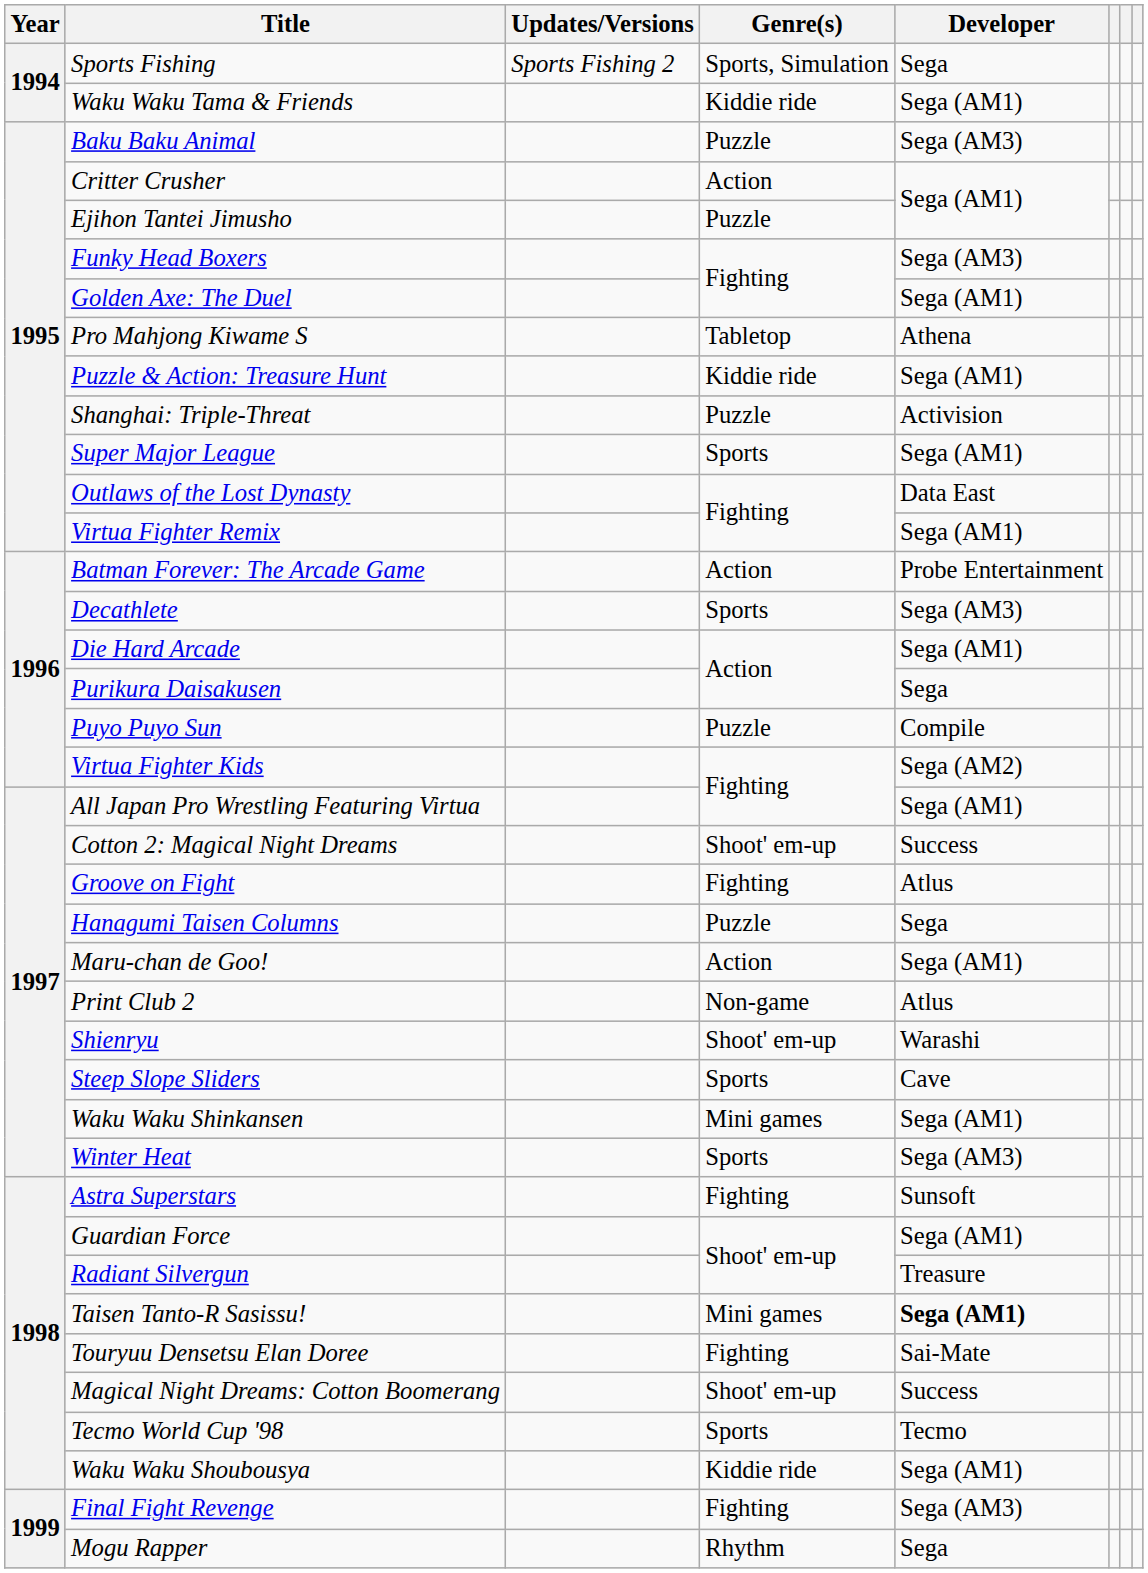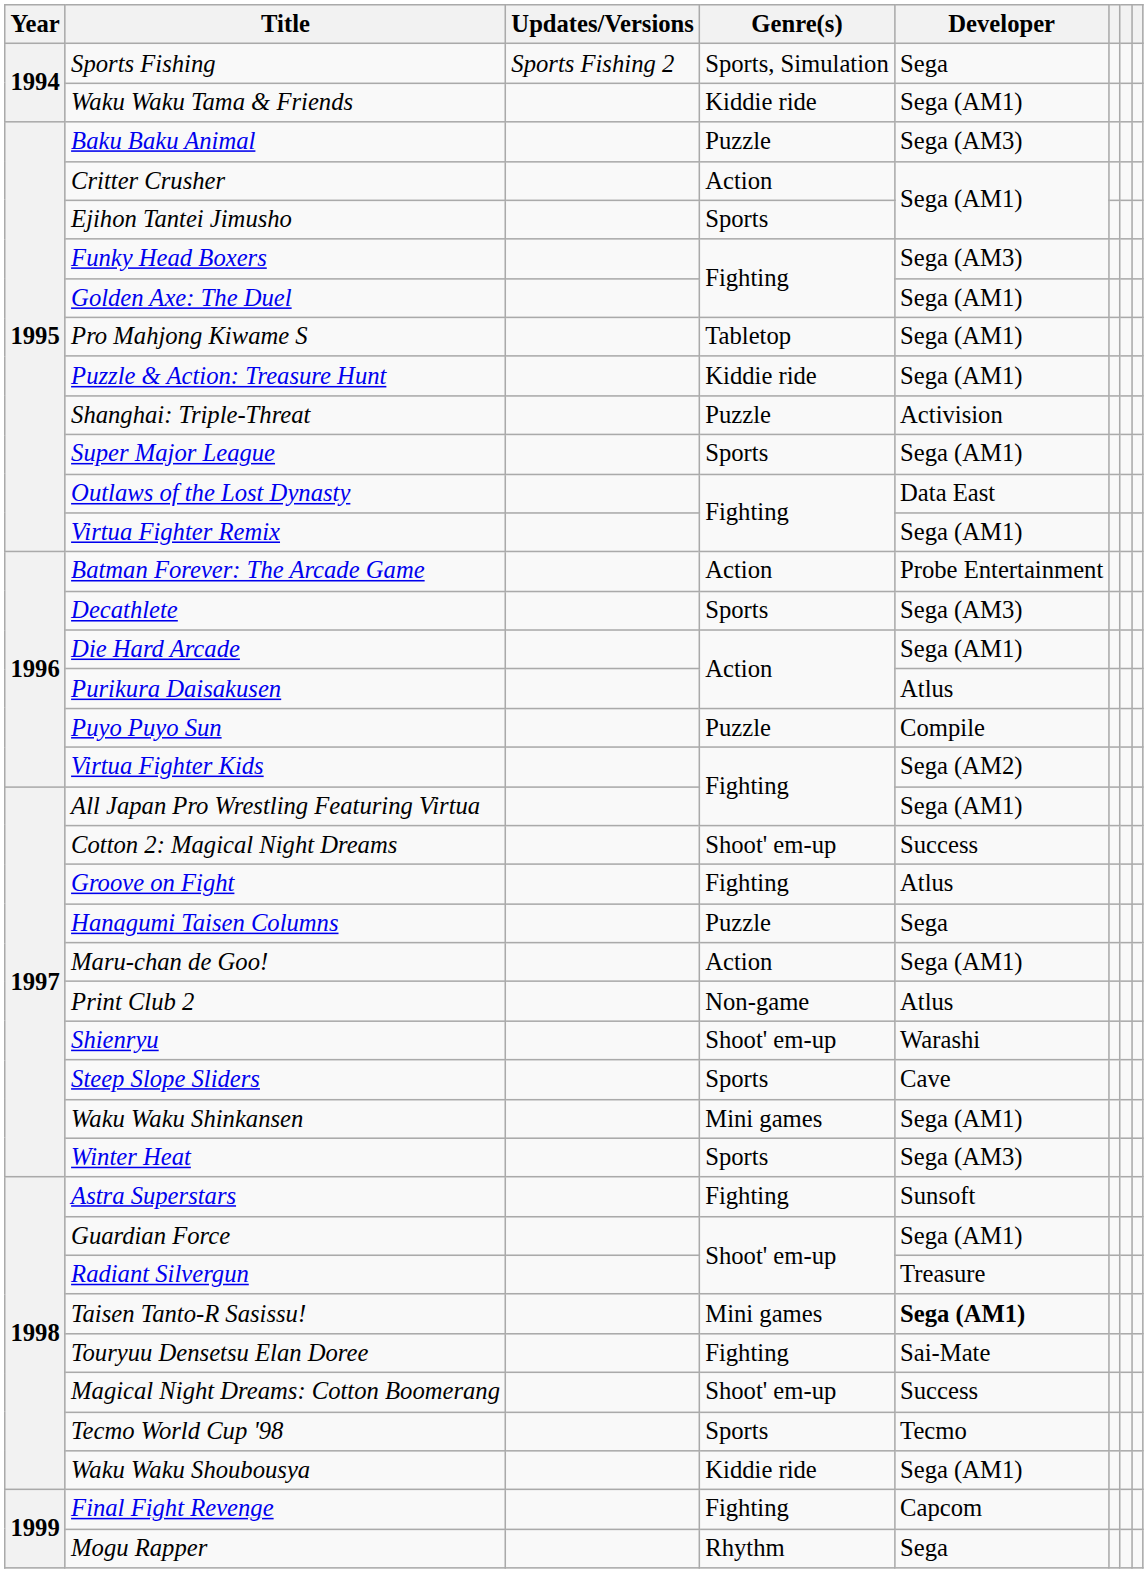(738, 219) Puzzle -> (737, 219) Sports
(936, 336) Athena -> (961, 336) Sega (AM1)
(924, 688) Sega -> (927, 688) Atlus
(961, 1508) Sega (AM3) -> (941, 1508) Capcom
